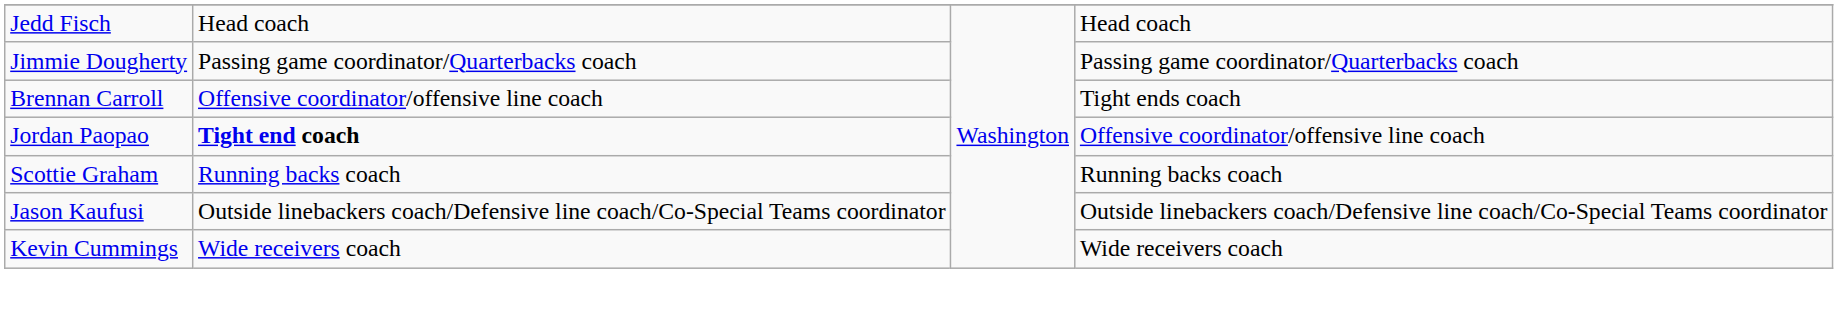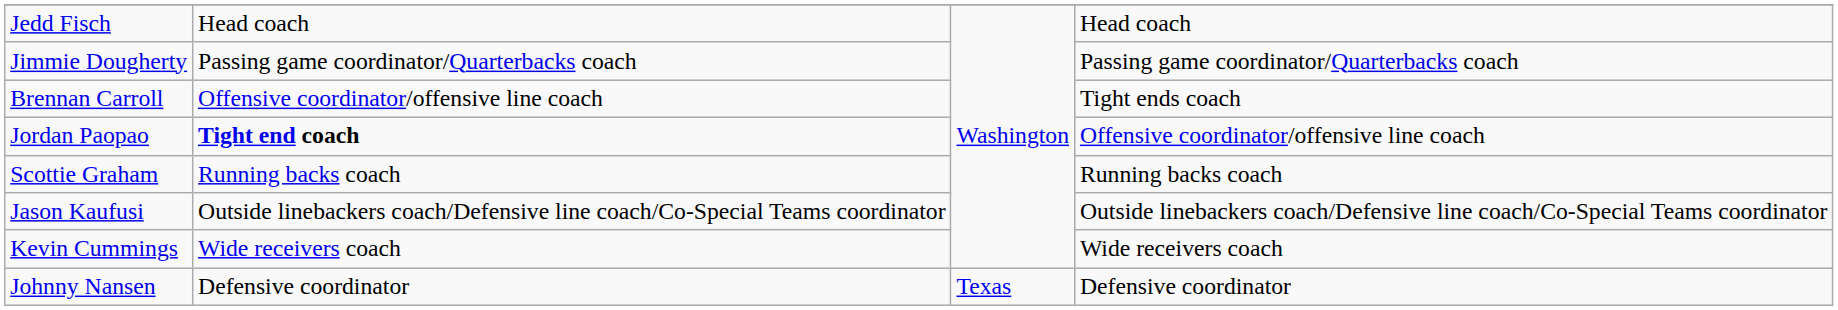+ row: (83, 286)
